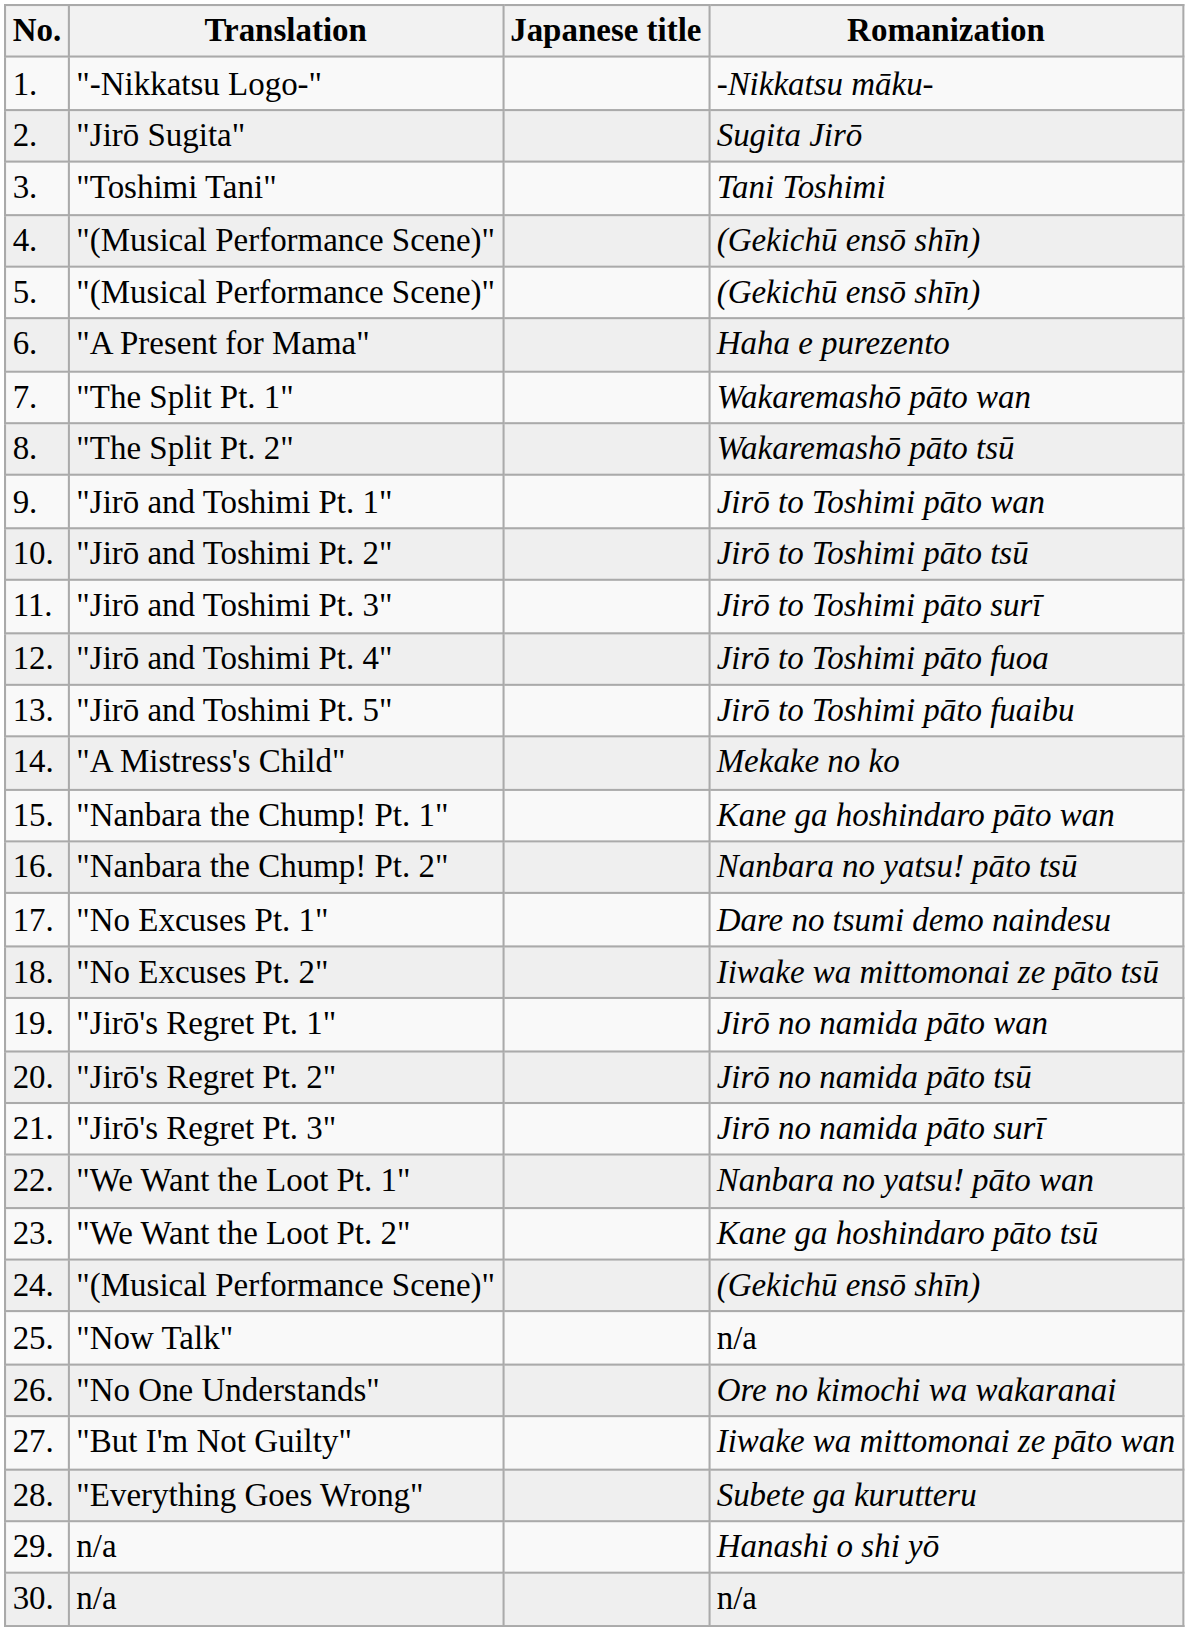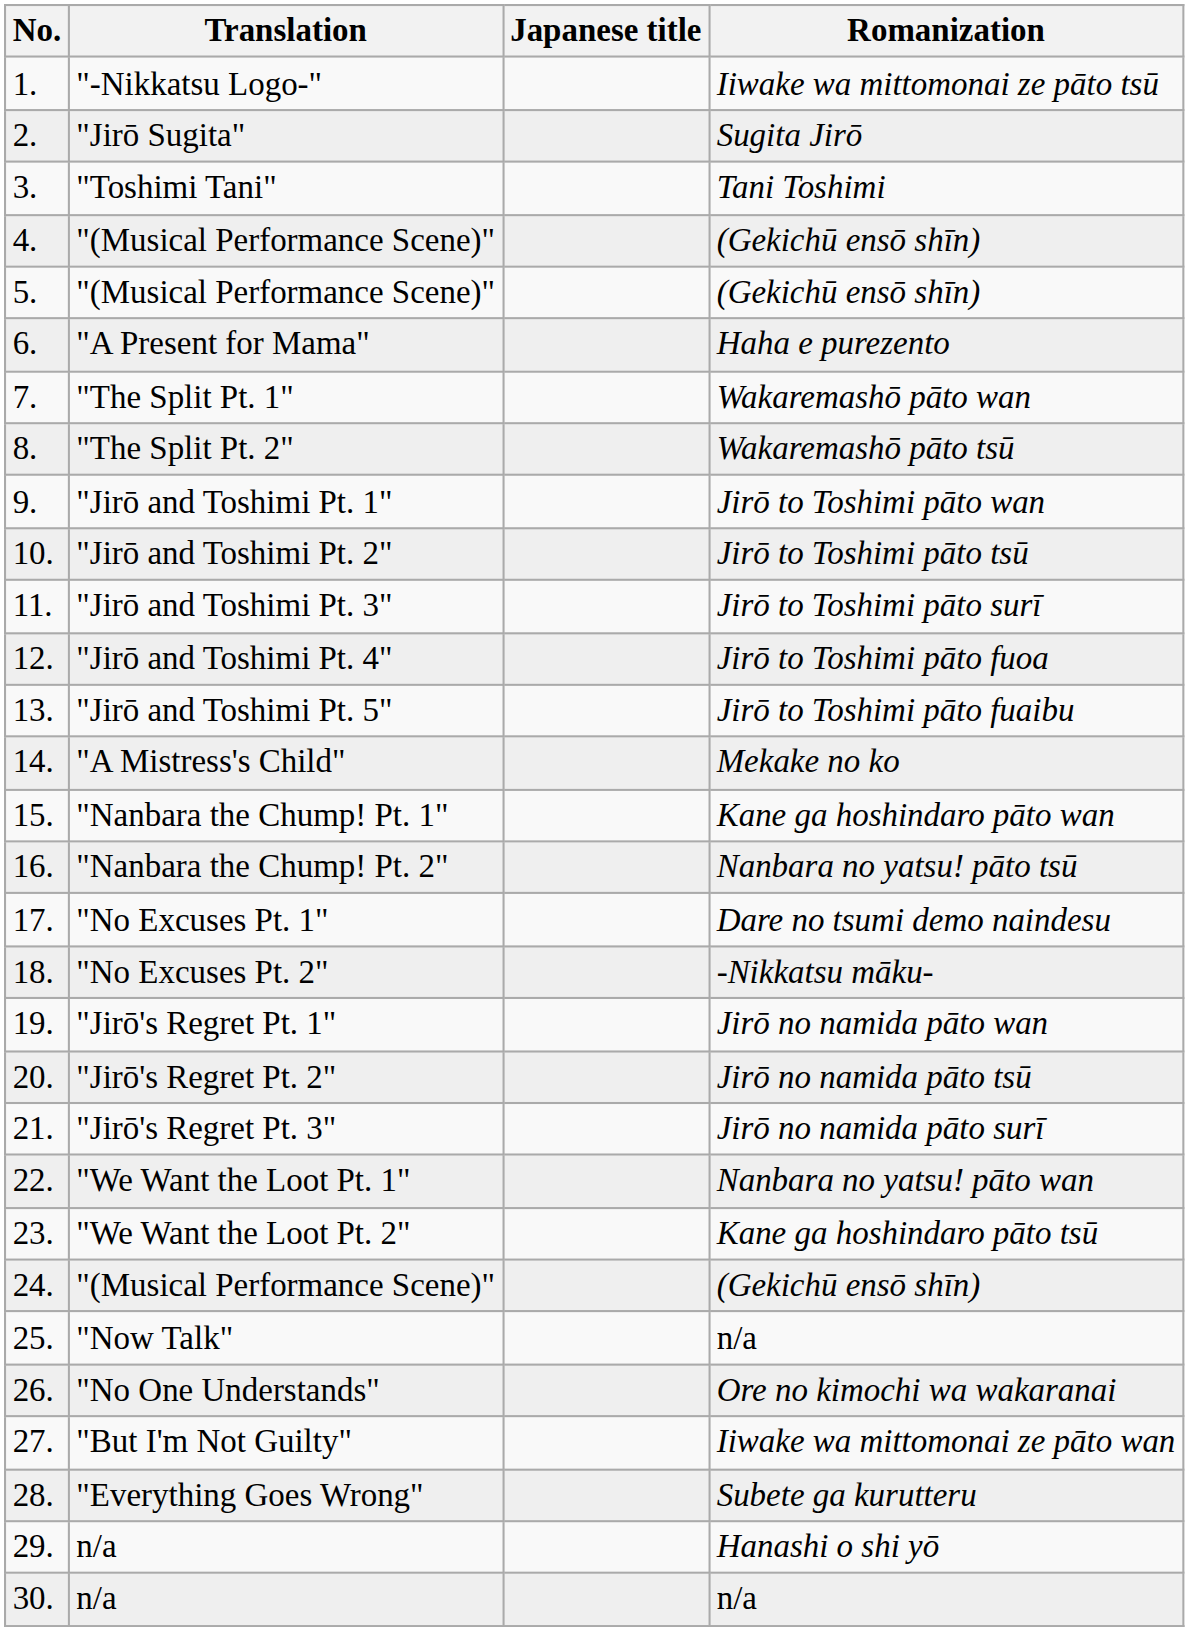(825, 82) -Nikkatsu māku- -> (938, 82) Iiwake wa mittomonai ze pāto tsū
(938, 971) Iiwake wa mittomonai ze pāto tsū -> (825, 971) -Nikkatsu māku-
